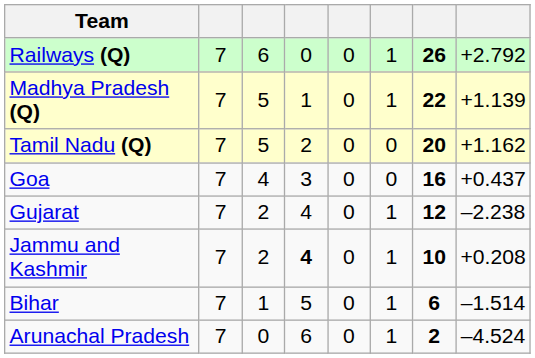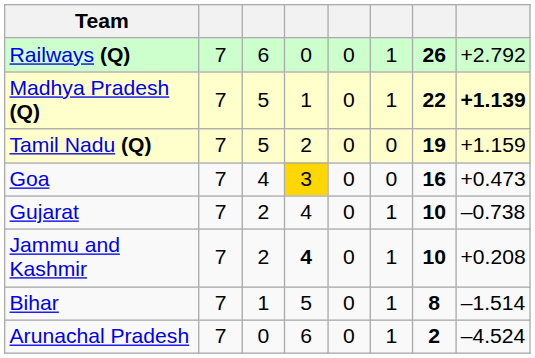(493, 100) normal -> (493, 100) bold
(434, 145) 20 -> (434, 145) 19
(493, 145) +1.162 -> (493, 145) +1.159
(306, 178) no background -> (306, 178) gold background
(493, 178) +0.437 -> (493, 178) +0.473
(434, 212) 12 -> (434, 212) 10
(493, 212) –2.238 -> (493, 212) –0.738
(434, 303) 6 -> (434, 303) 8
